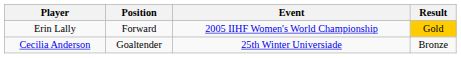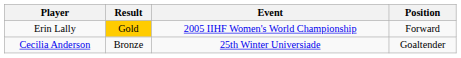columns swapped: (139, 12) <-> (433, 12)
